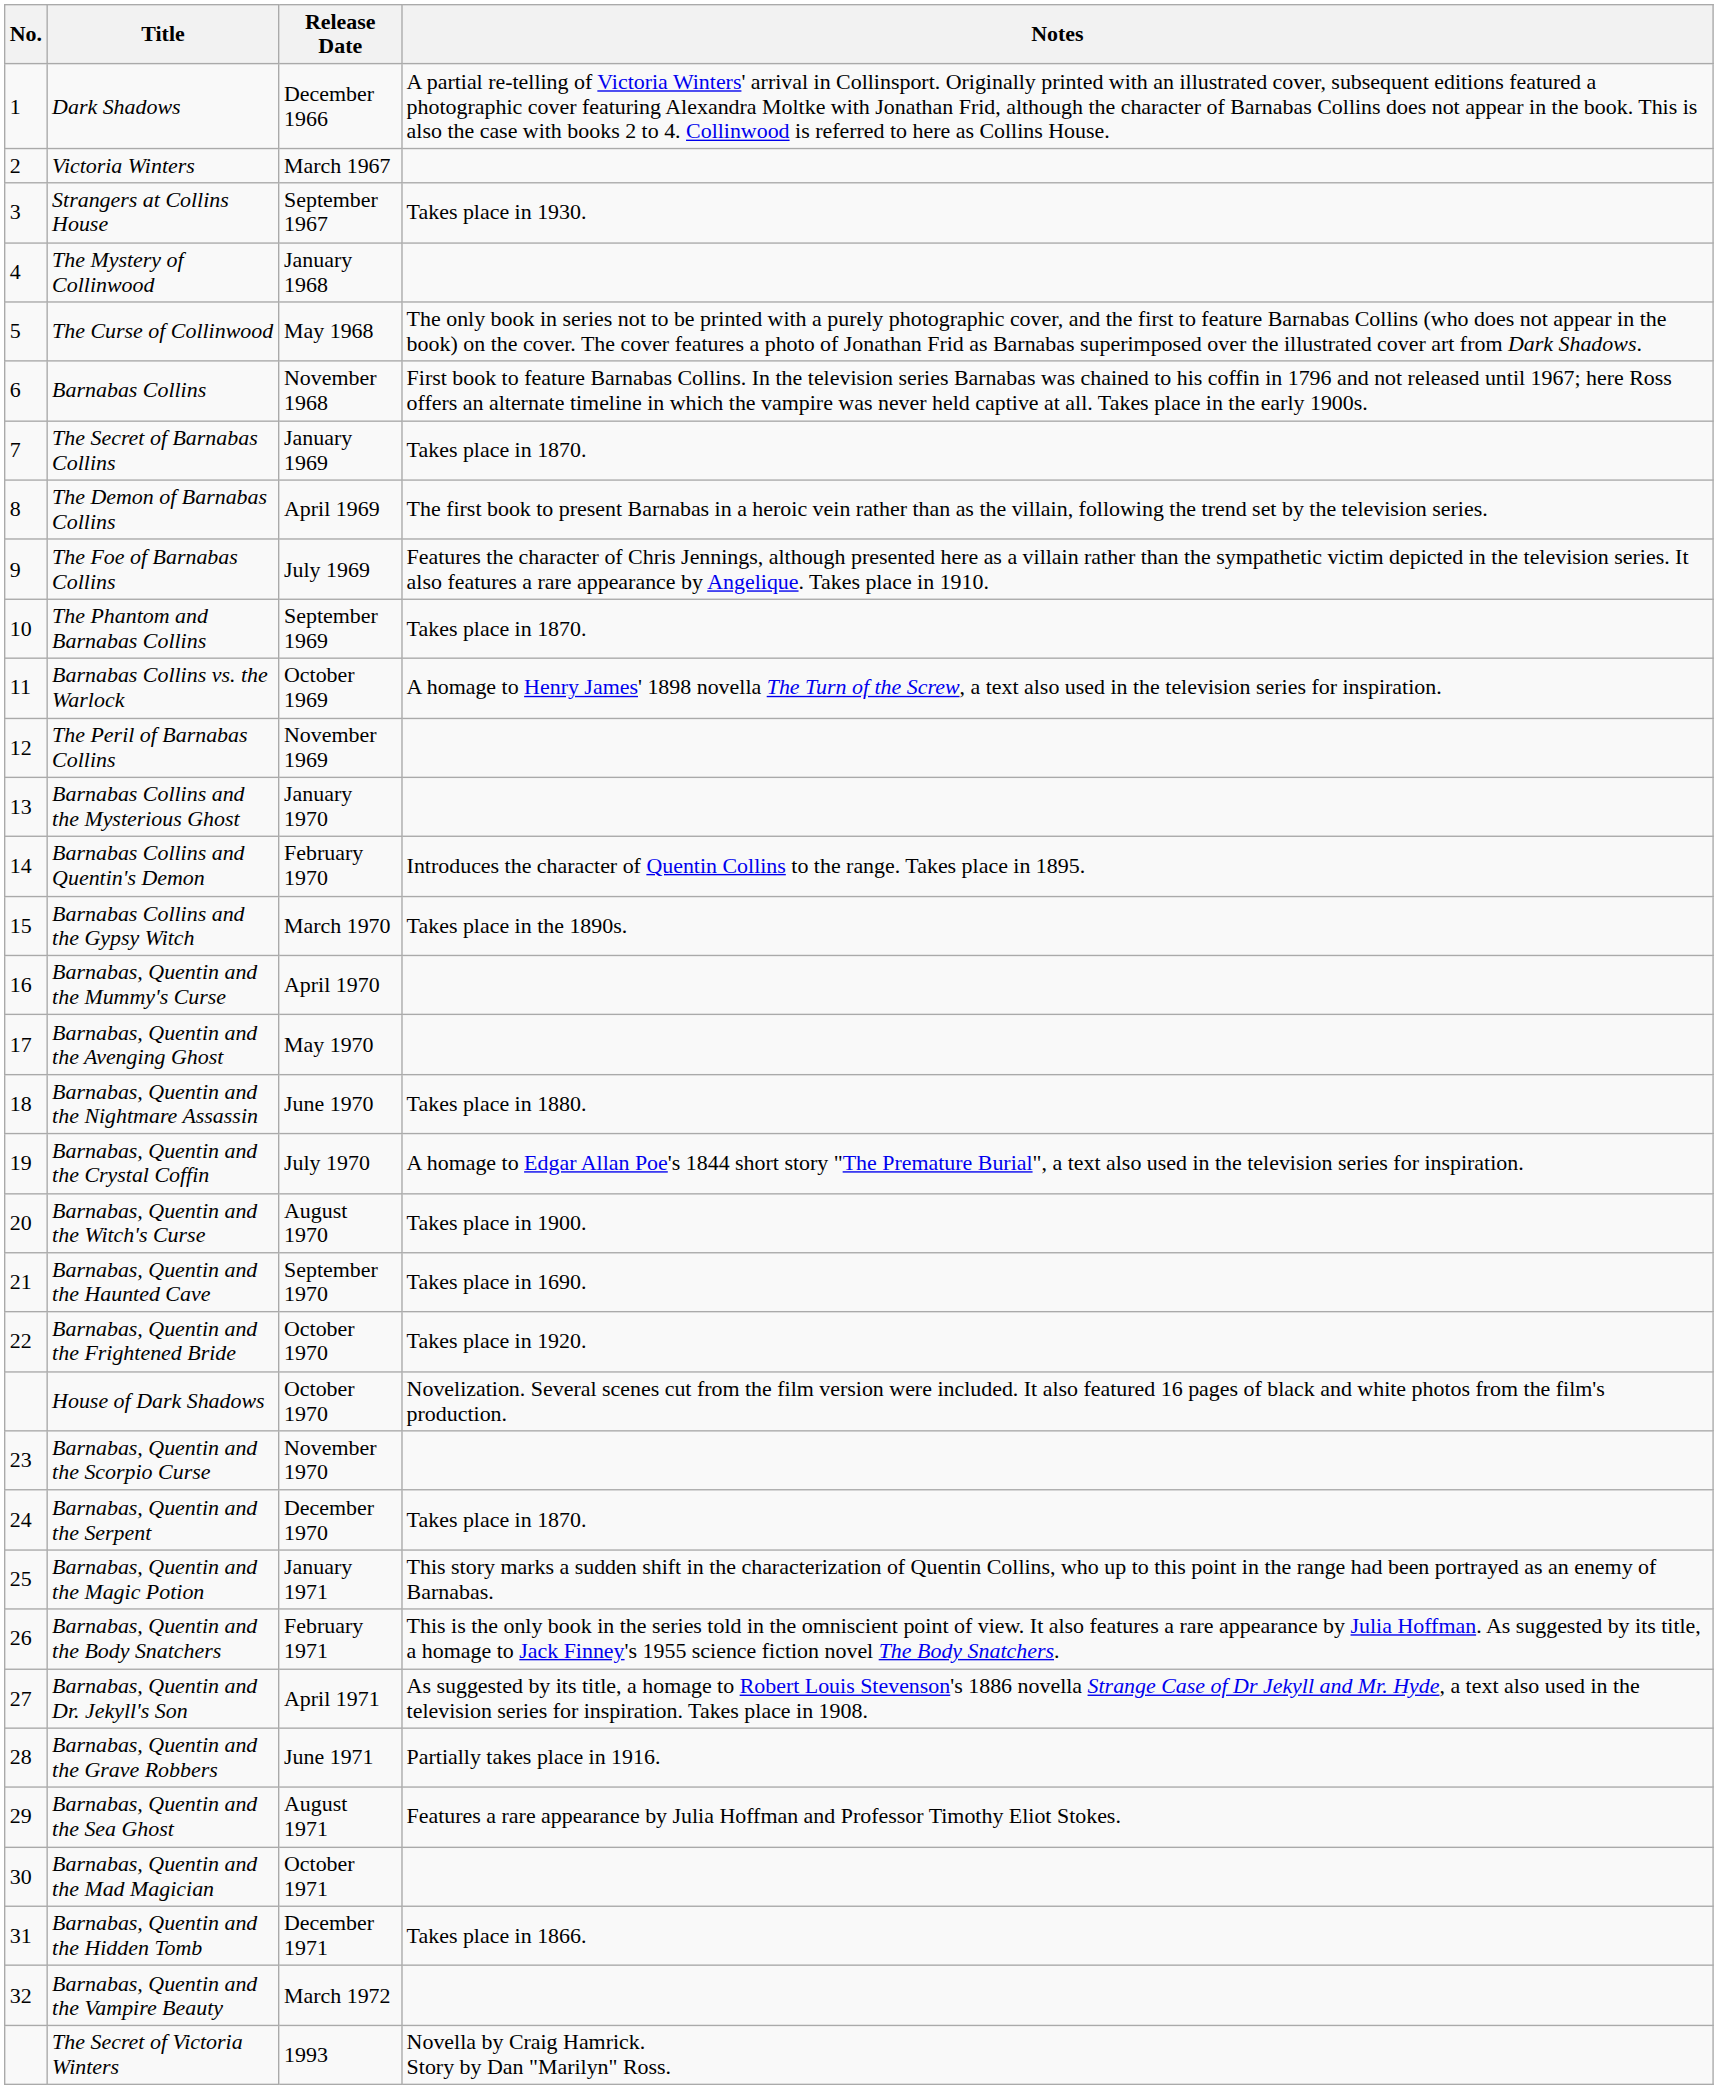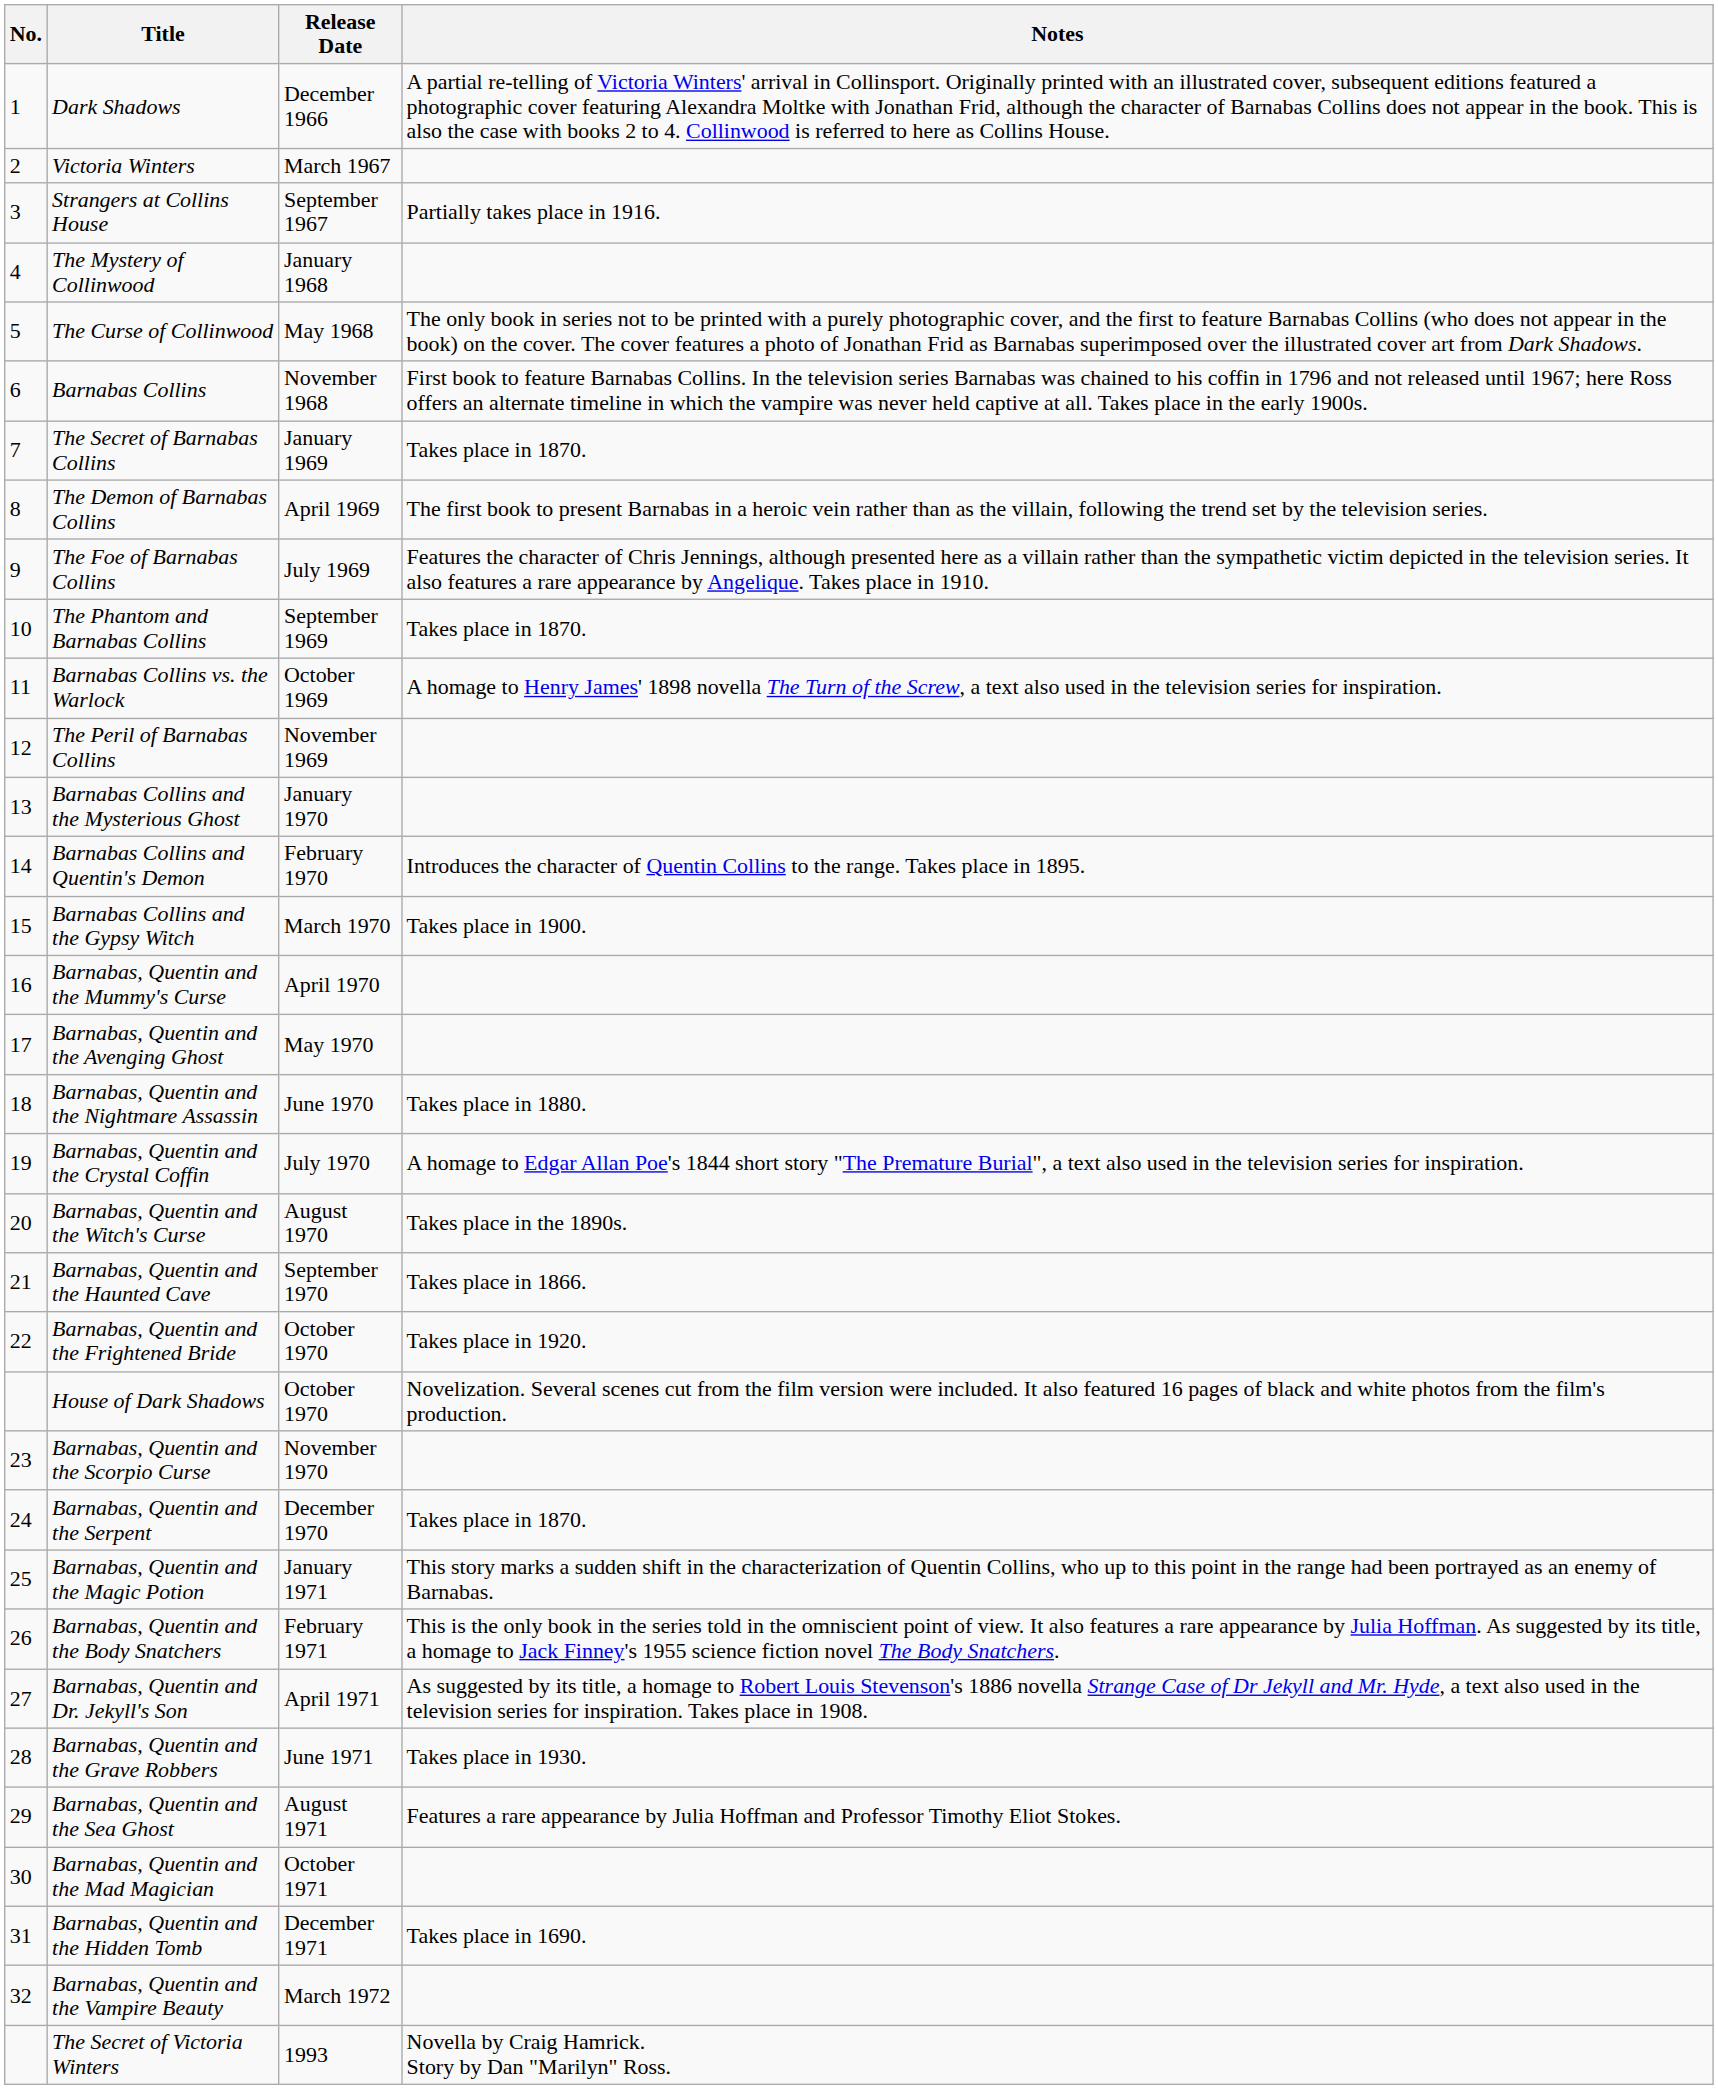(497, 212) Takes place in 1930. -> (534, 212) Partially takes place in 1916.
(517, 925) Takes place in the 1890s. -> (497, 925) Takes place in 1900.
(497, 1222) Takes place in 1900. -> (517, 1222) Takes place in the 1890s.
(497, 1282) Takes place in 1690. -> (497, 1282) Takes place in 1866.
(534, 1757) Partially takes place in 1916. -> (497, 1757) Takes place in 1930.
(497, 1935) Takes place in 1866. -> (497, 1935) Takes place in 1690.
